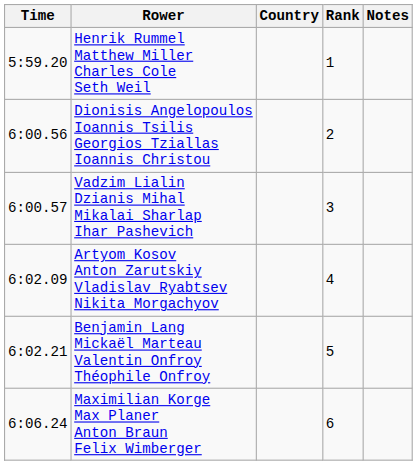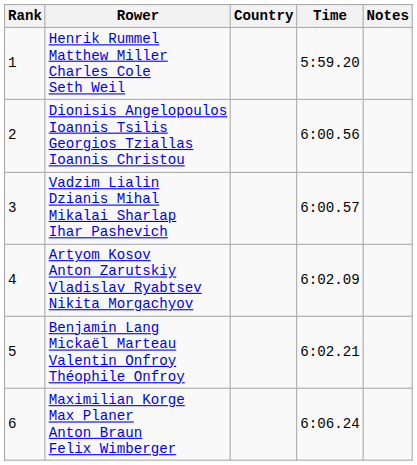columns swapped: (343, 16) <-> (38, 16)
